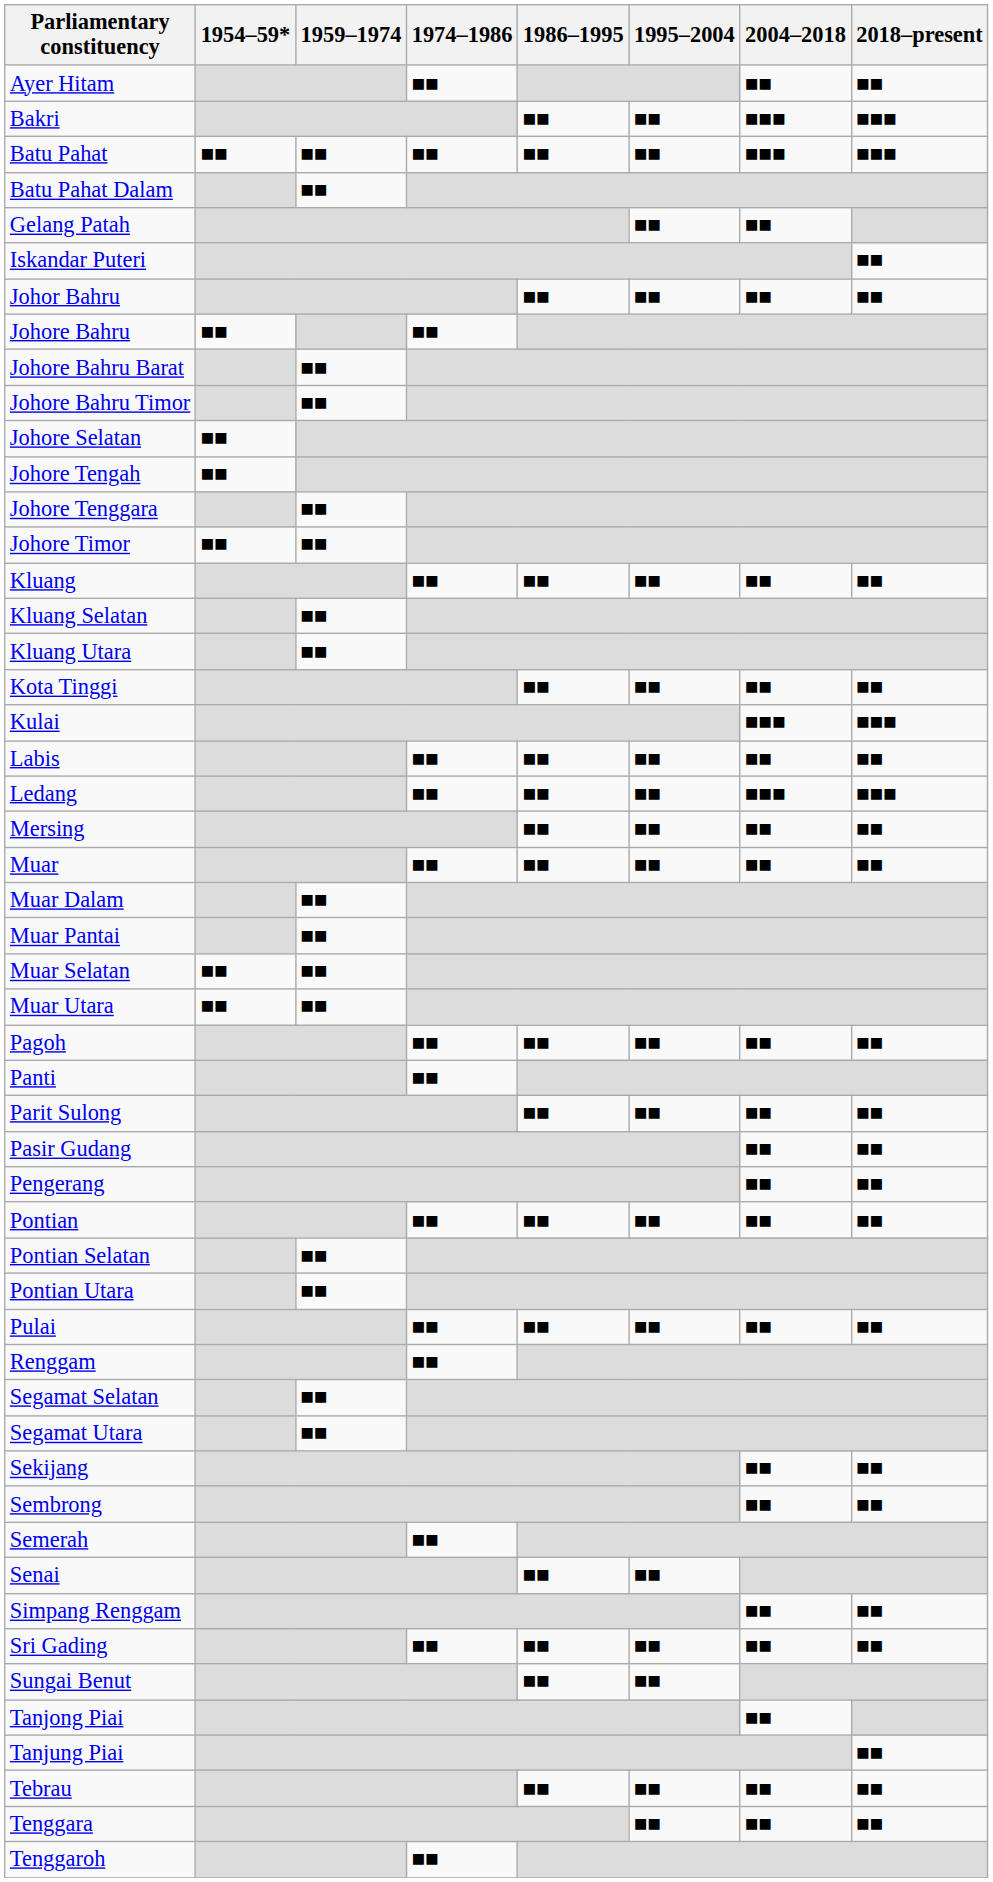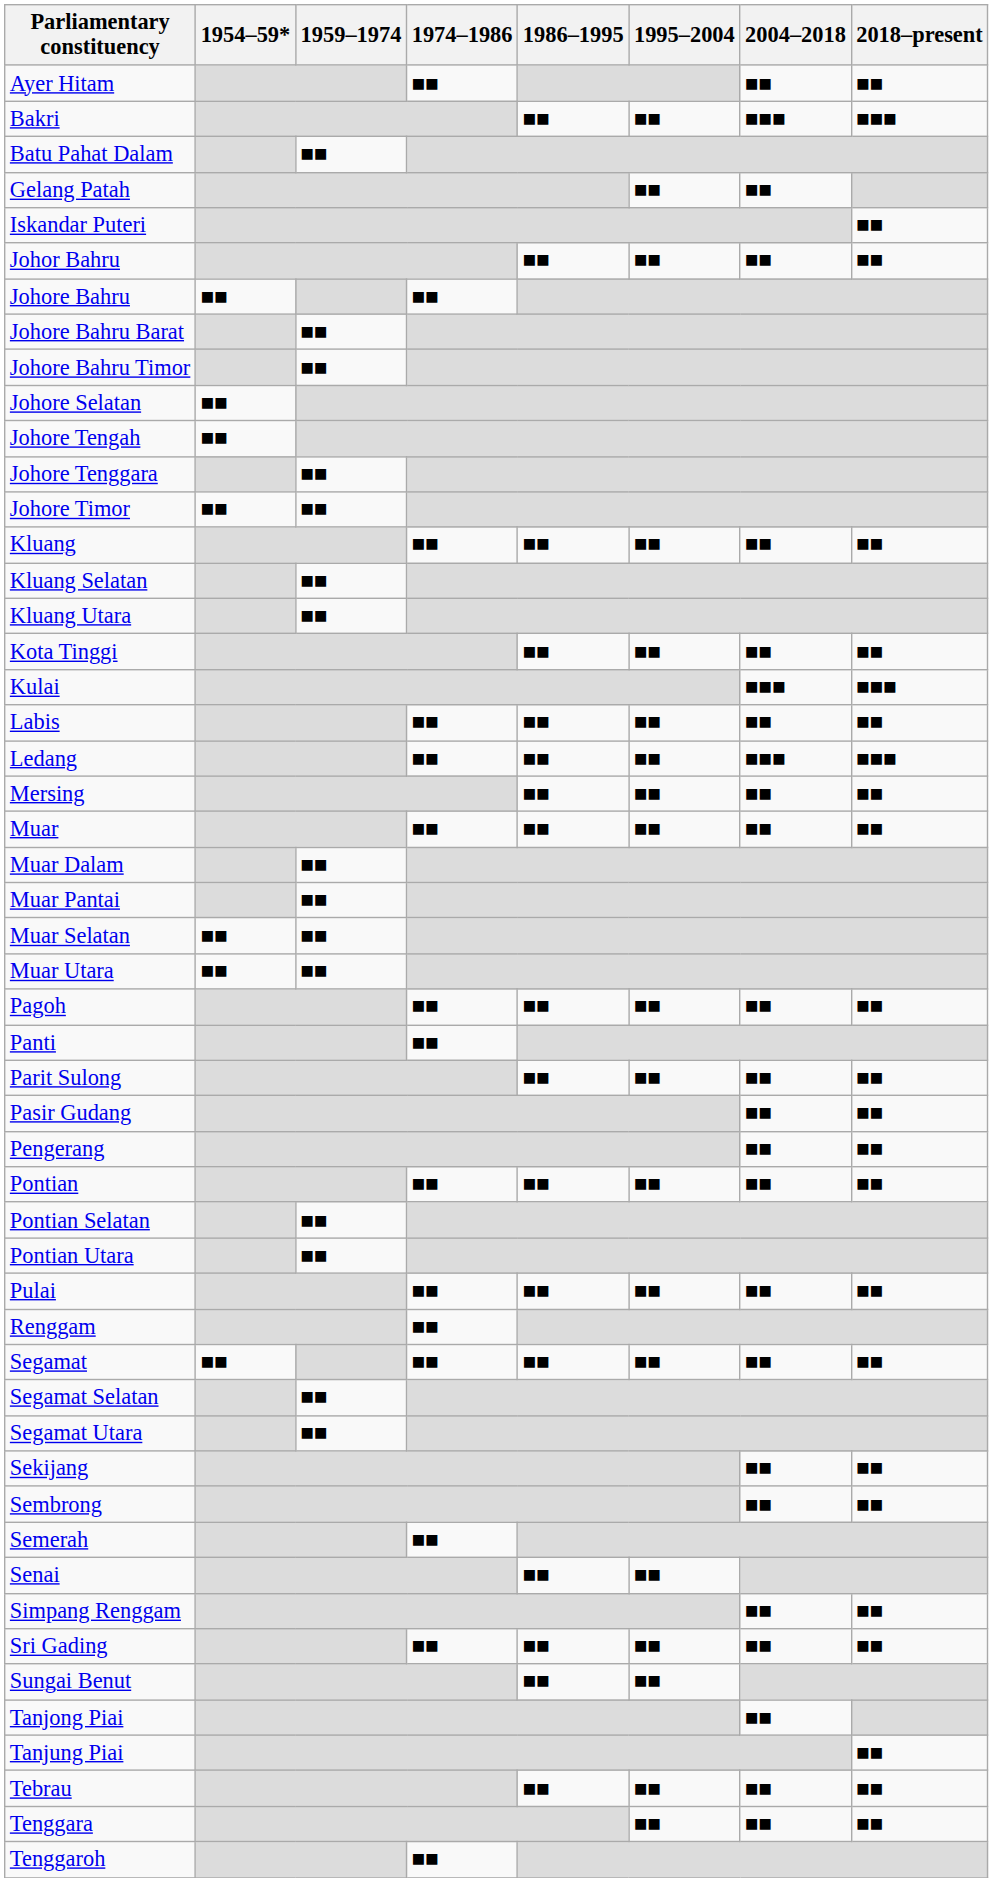- row: (59, 154)
+ row: (48, 1361)
